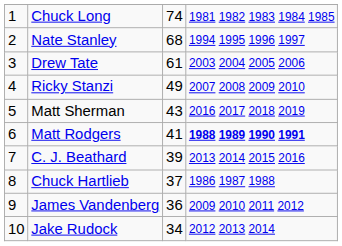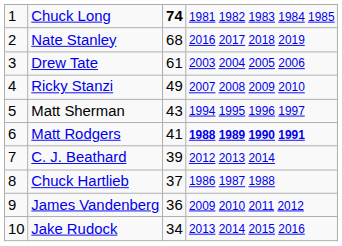(174, 16) normal -> (174, 16) bold
(247, 40) 1994 1995 1996 1997 -> (247, 40) 2016 2017 2018 2019
(247, 111) 2016 2017 2018 2019 -> (247, 111) 1994 1995 1996 1997
(247, 158) 2013 2014 2015 2016 -> (232, 158) 2012 2013 2014
(232, 229) 2012 2013 2014 -> (247, 229) 2013 2014 2015 2016
